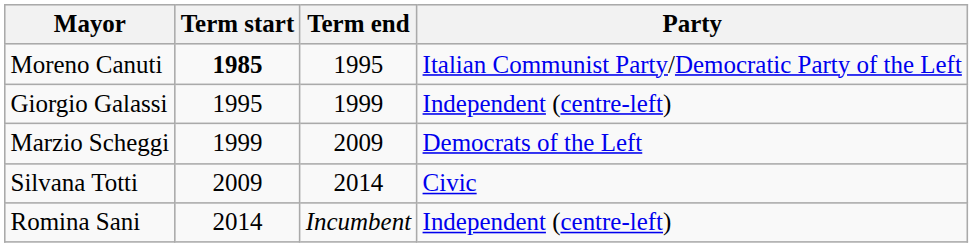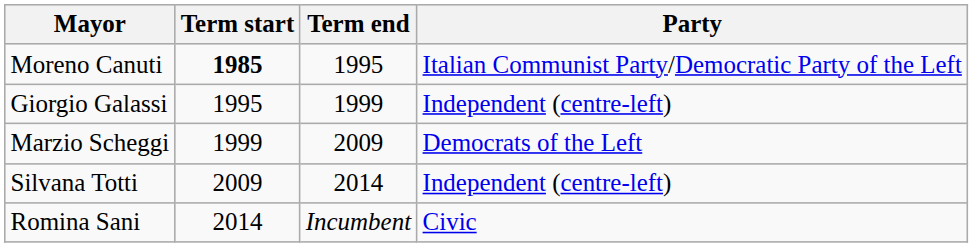(450, 182) Civic -> (547, 182) Independent (centre-left)
(547, 222) Independent (centre-left) -> (450, 222) Civic
